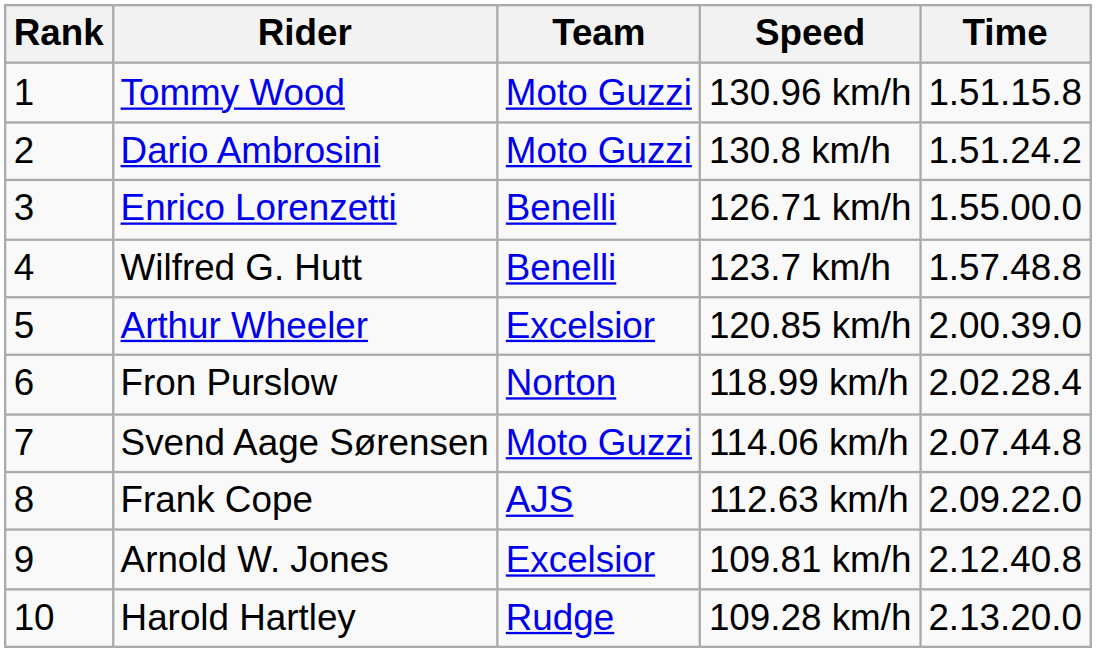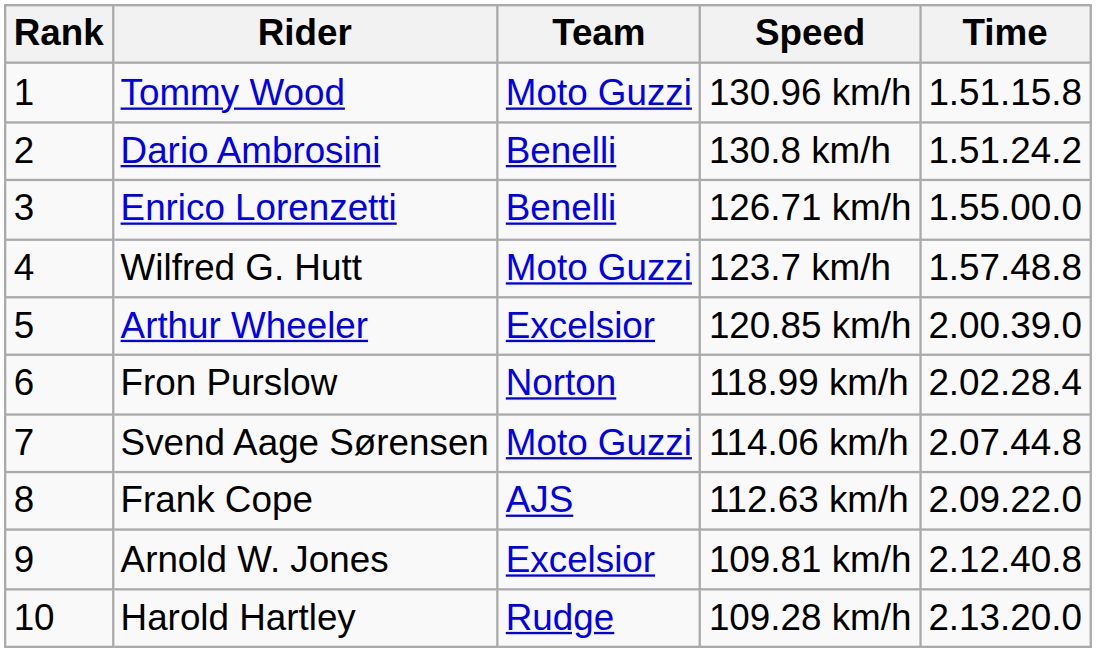(599, 150) Moto Guzzi -> (561, 150) Benelli
(561, 267) Benelli -> (599, 267) Moto Guzzi
